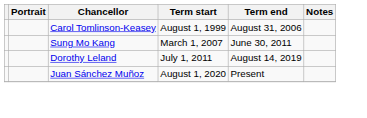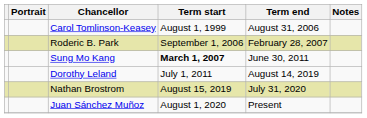+ row: (84, 43)
(192, 43) normal -> (192, 58) bold
+ row: (87, 89)
